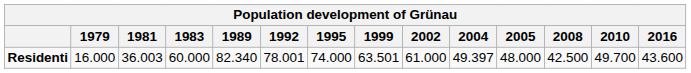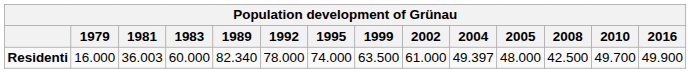(284, 57) 78.001 -> (284, 57) 78.000
(379, 57) 63.501 -> (379, 57) 63.500
(662, 57) 43.600 -> (662, 57) 49.900
